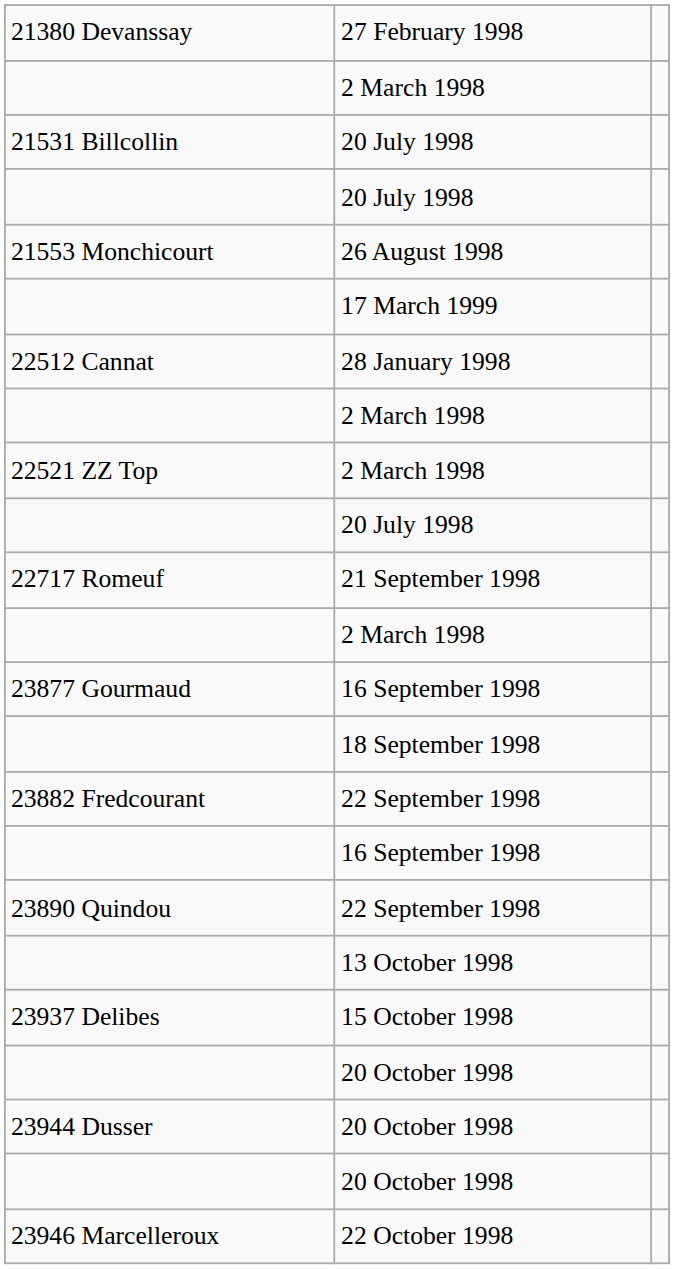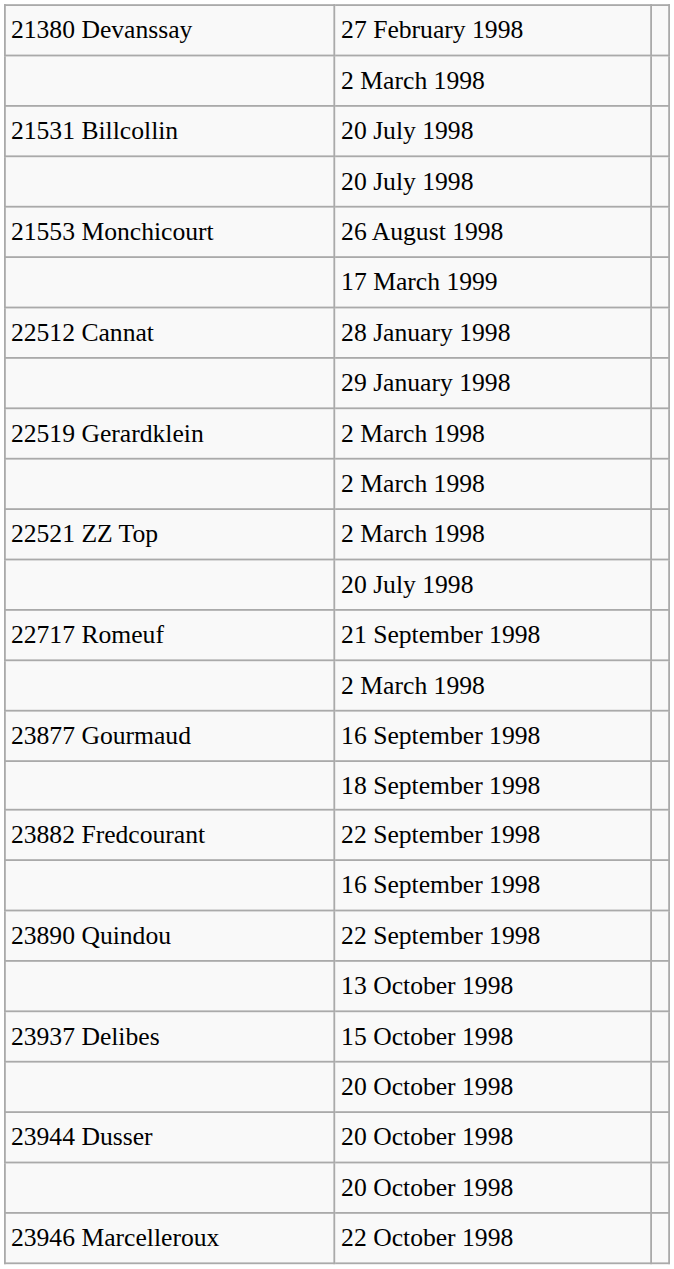+ row: (170, 383)
+ row: (107, 432)
